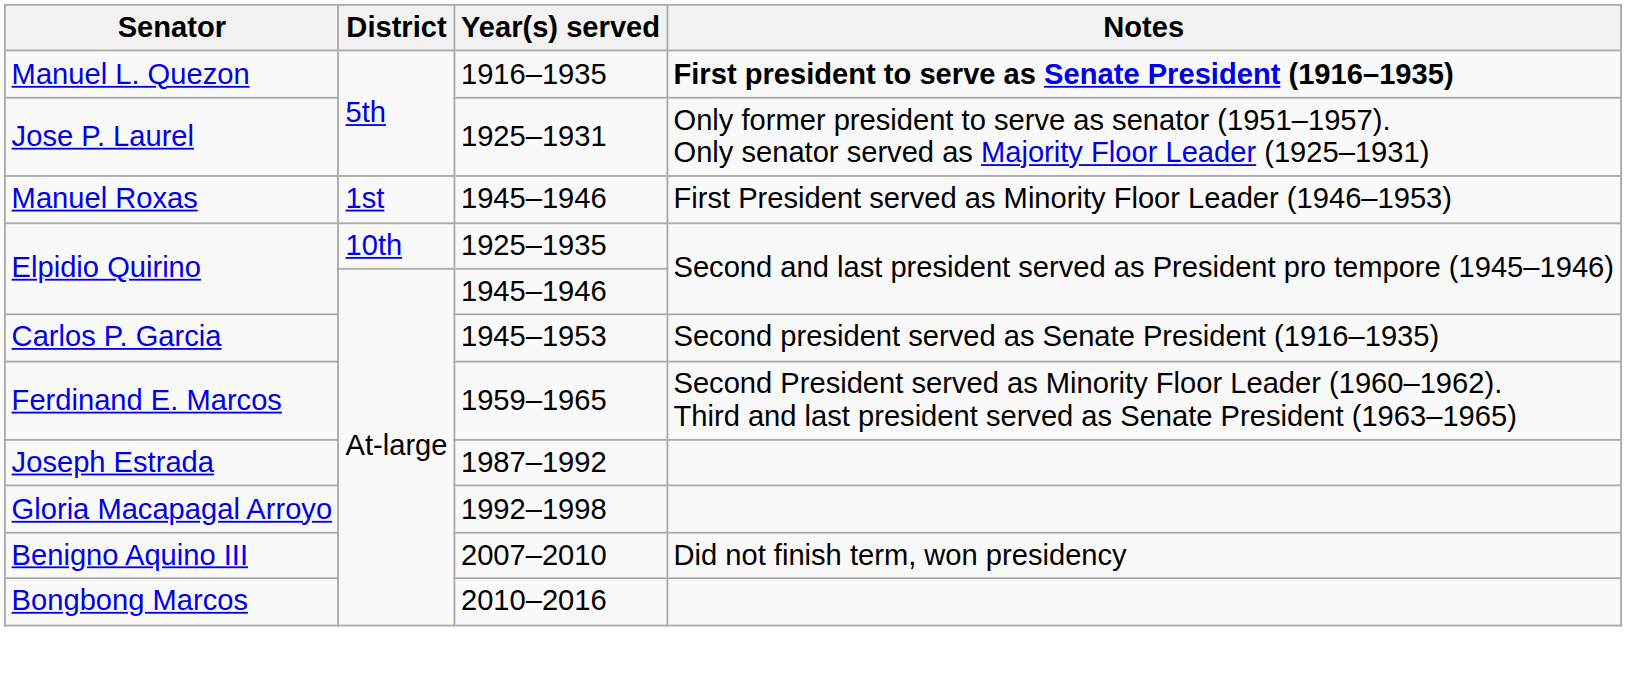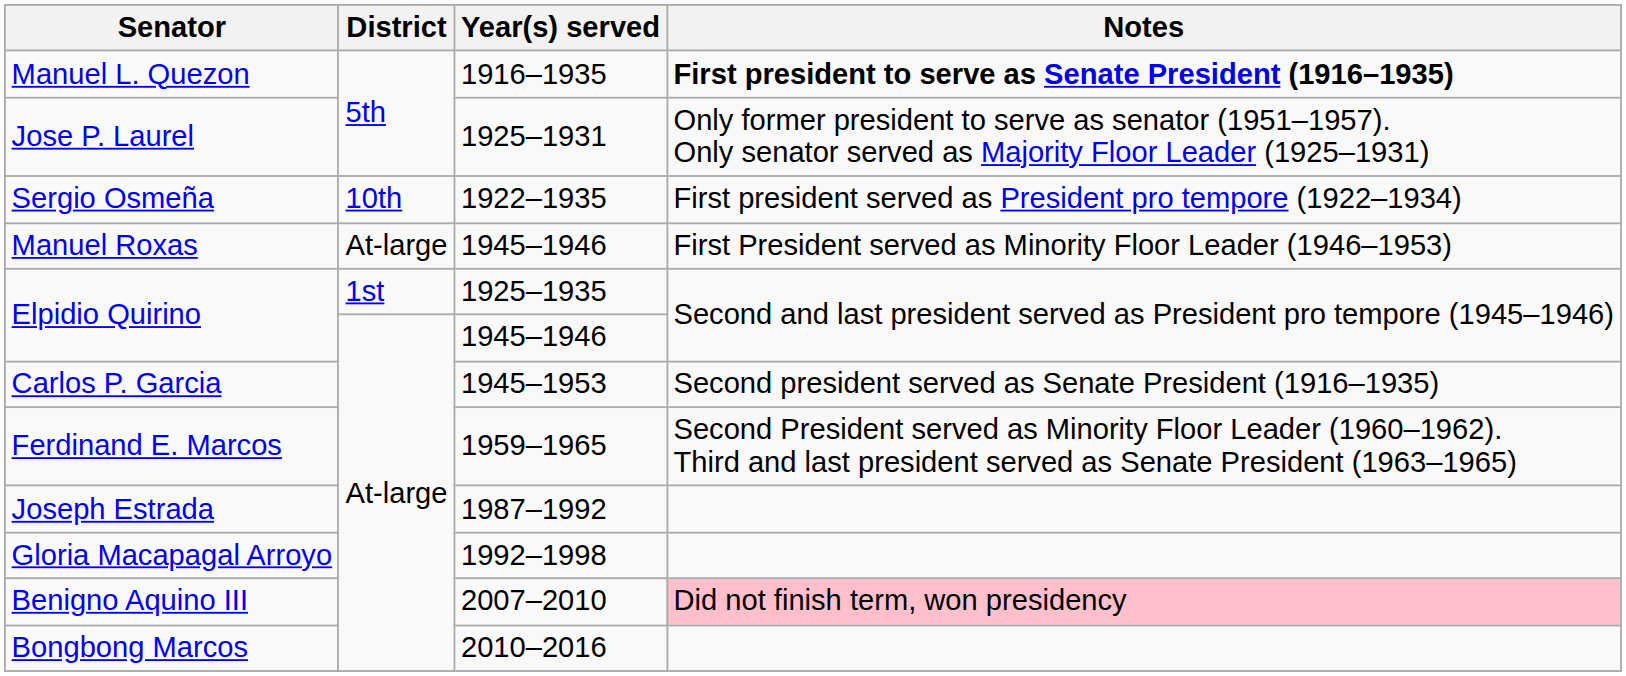+ row: (113, 198)
(365, 198) 1st -> (397, 245) At-large
(374, 245) 10th -> (365, 291) 1st
(900, 554) no background -> (900, 601) pink background
